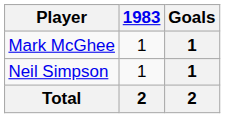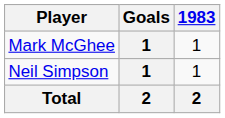columns swapped: (192, 17) <-> (142, 17)
